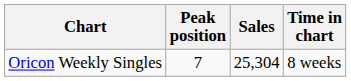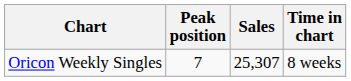(257, 62) 25,304 -> (257, 62) 25,307
